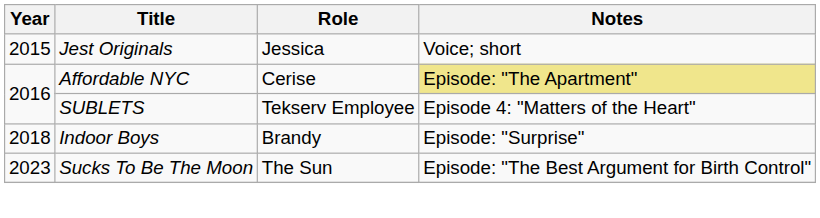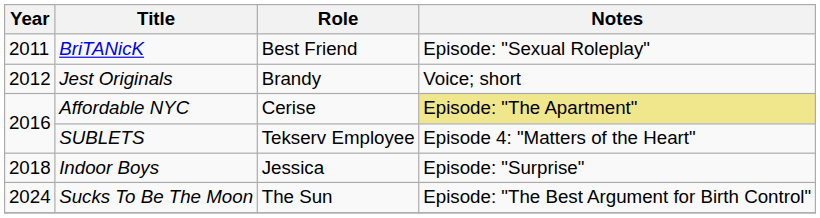+ row: (102, 49)
(30, 49) 2015 -> (30, 78) 2012
(293, 49) Jessica -> (291, 78) Brandy
(291, 138) Brandy -> (293, 167) Jessica
(30, 167) 2023 -> (30, 197) 2024
